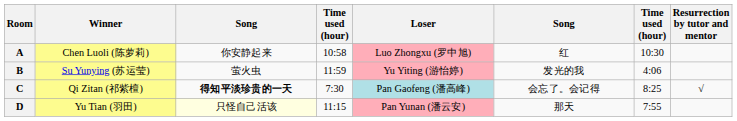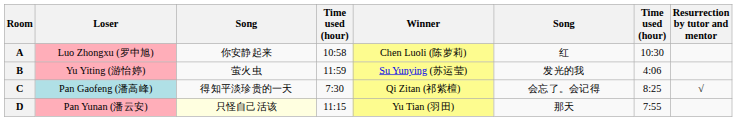columns swapped: (106, 24) <-> (423, 24)
(246, 88) bold -> (246, 88) normal
